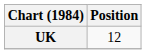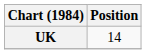(114, 37) 12 -> (114, 37) 14
